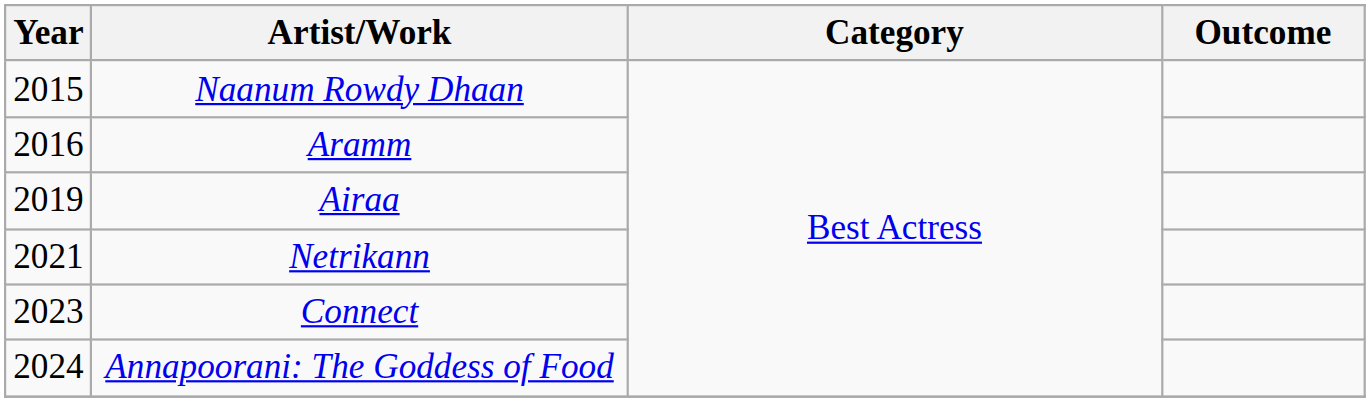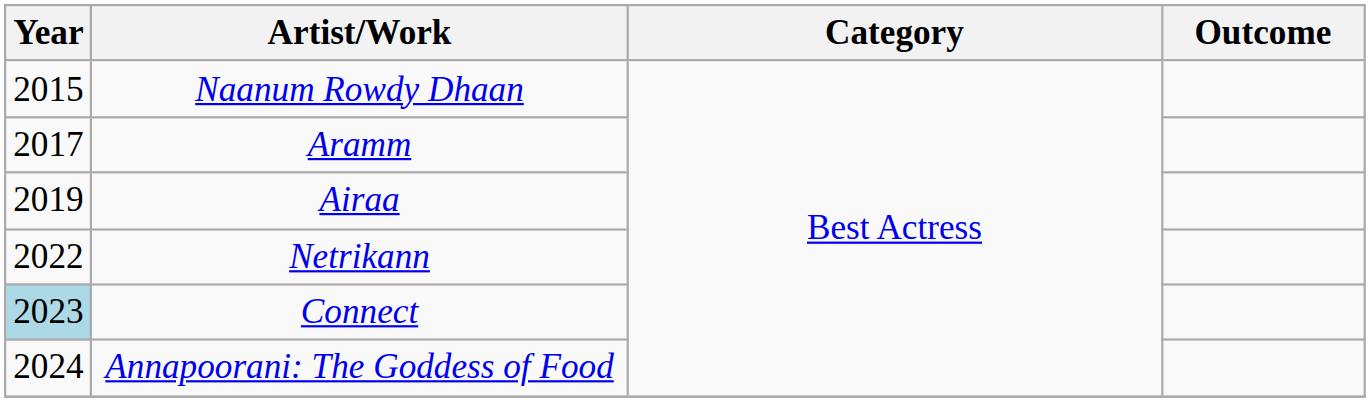(48, 144) 2016 -> (48, 144) 2017
(48, 255) 2021 -> (48, 255) 2022
(48, 311) no background -> (48, 311) lightblue background
